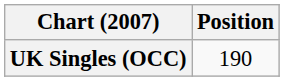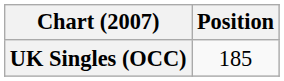(236, 57) 190 -> (236, 57) 185
